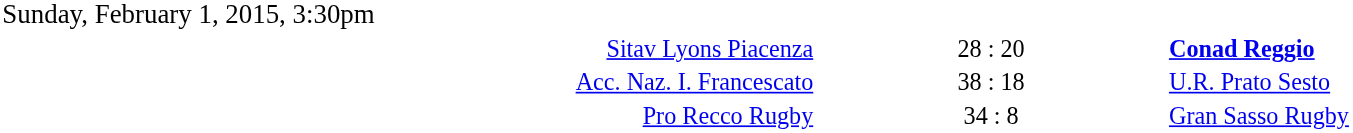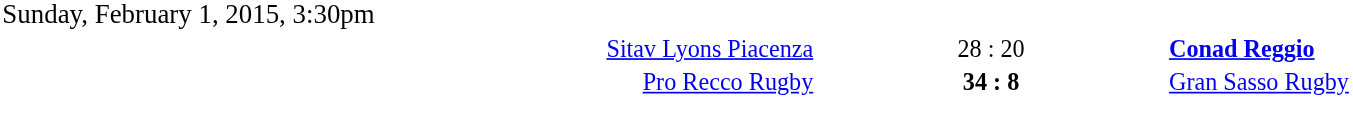- row: (694, 82)
(991, 115) normal -> (991, 82) bold
